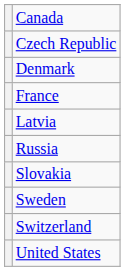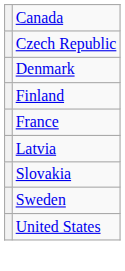+ row: (40, 96)
- row: (37, 148)
- row: (54, 226)
